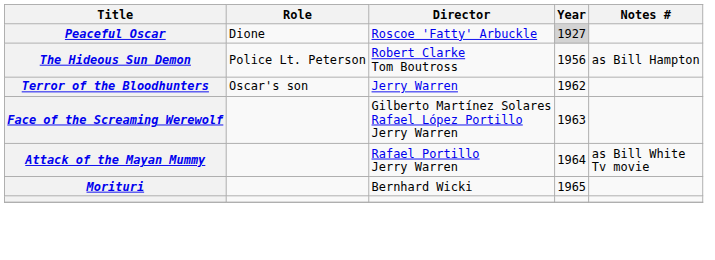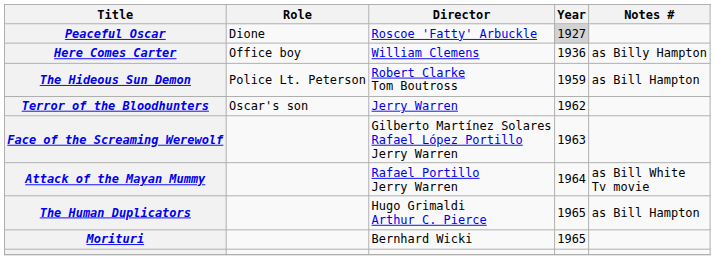+ row: (115, 53)
(572, 60) 1956 -> (572, 80) 1959
+ row: (115, 213)
